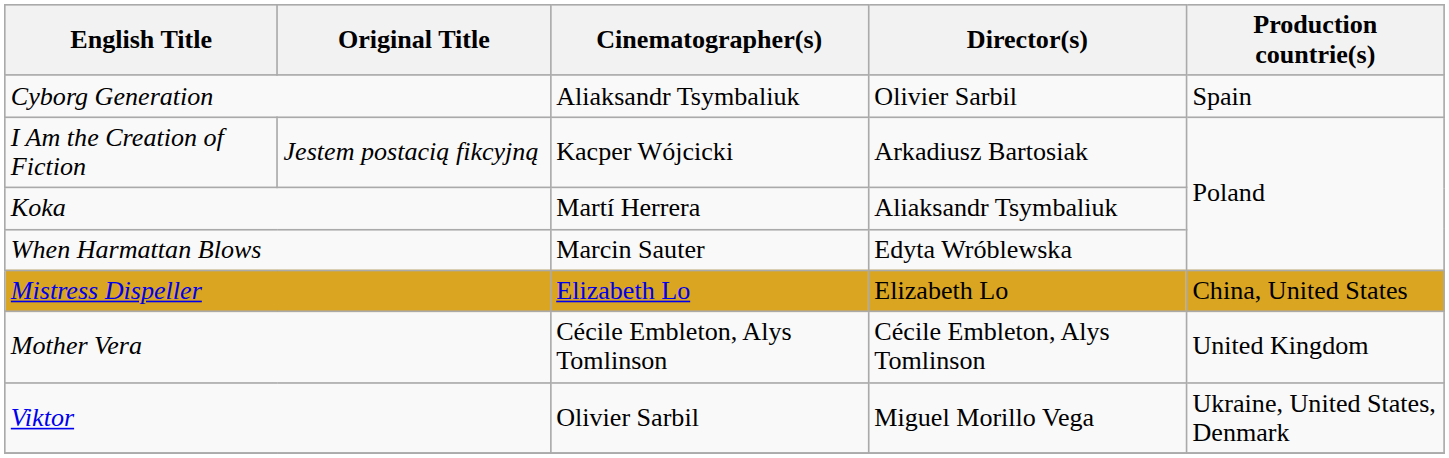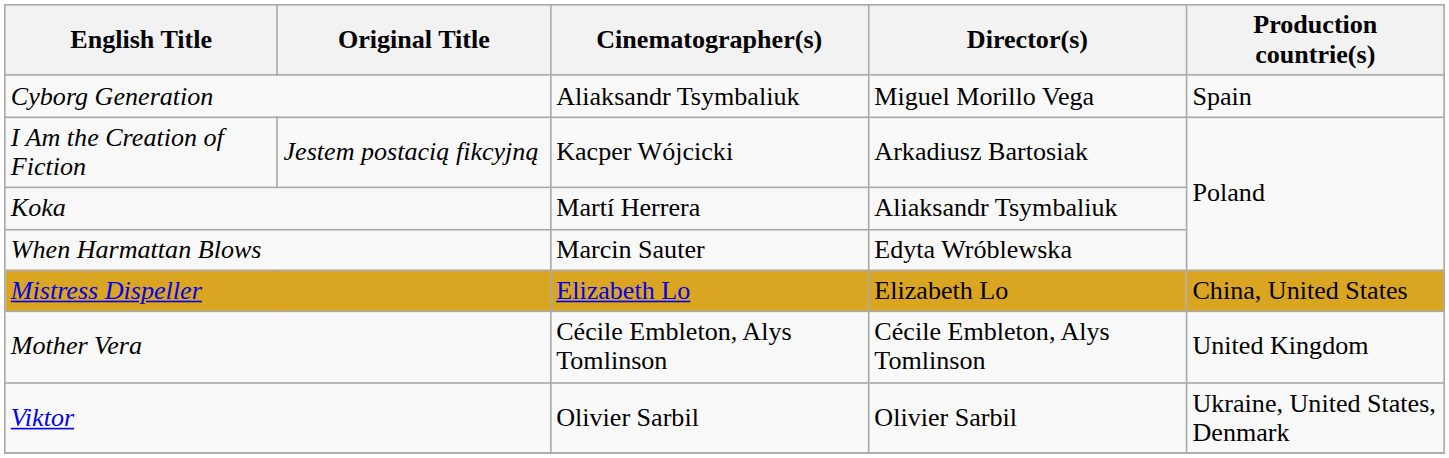(946, 95) Olivier Sarbil -> (984, 95) Miguel Morillo Vega
(984, 417) Miguel Morillo Vega -> (946, 417) Olivier Sarbil
